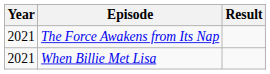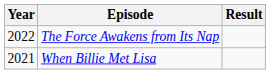(21, 36) 2021 -> (21, 36) 2022
